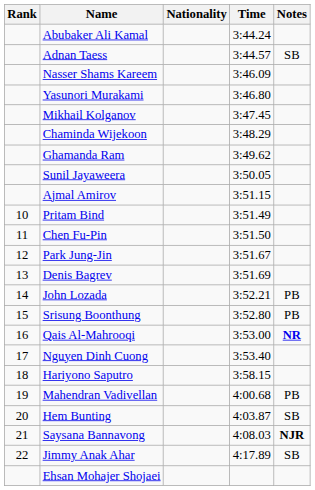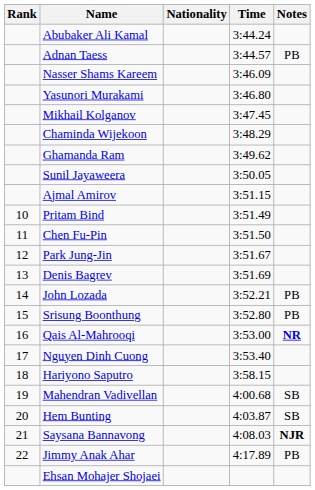(292, 54) SB -> (292, 54) PB
(292, 395) PB -> (292, 395) SB
(292, 455) SB -> (292, 455) PB
